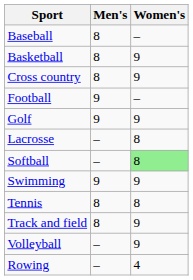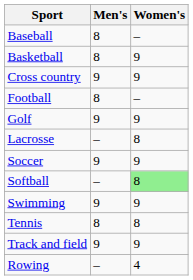(96, 77) 8 -> (96, 77) 9
(96, 98) 9 -> (96, 98) 8
+ row: (25, 160)
(96, 222) 8 -> (96, 243) 9
- row: (34, 243)
